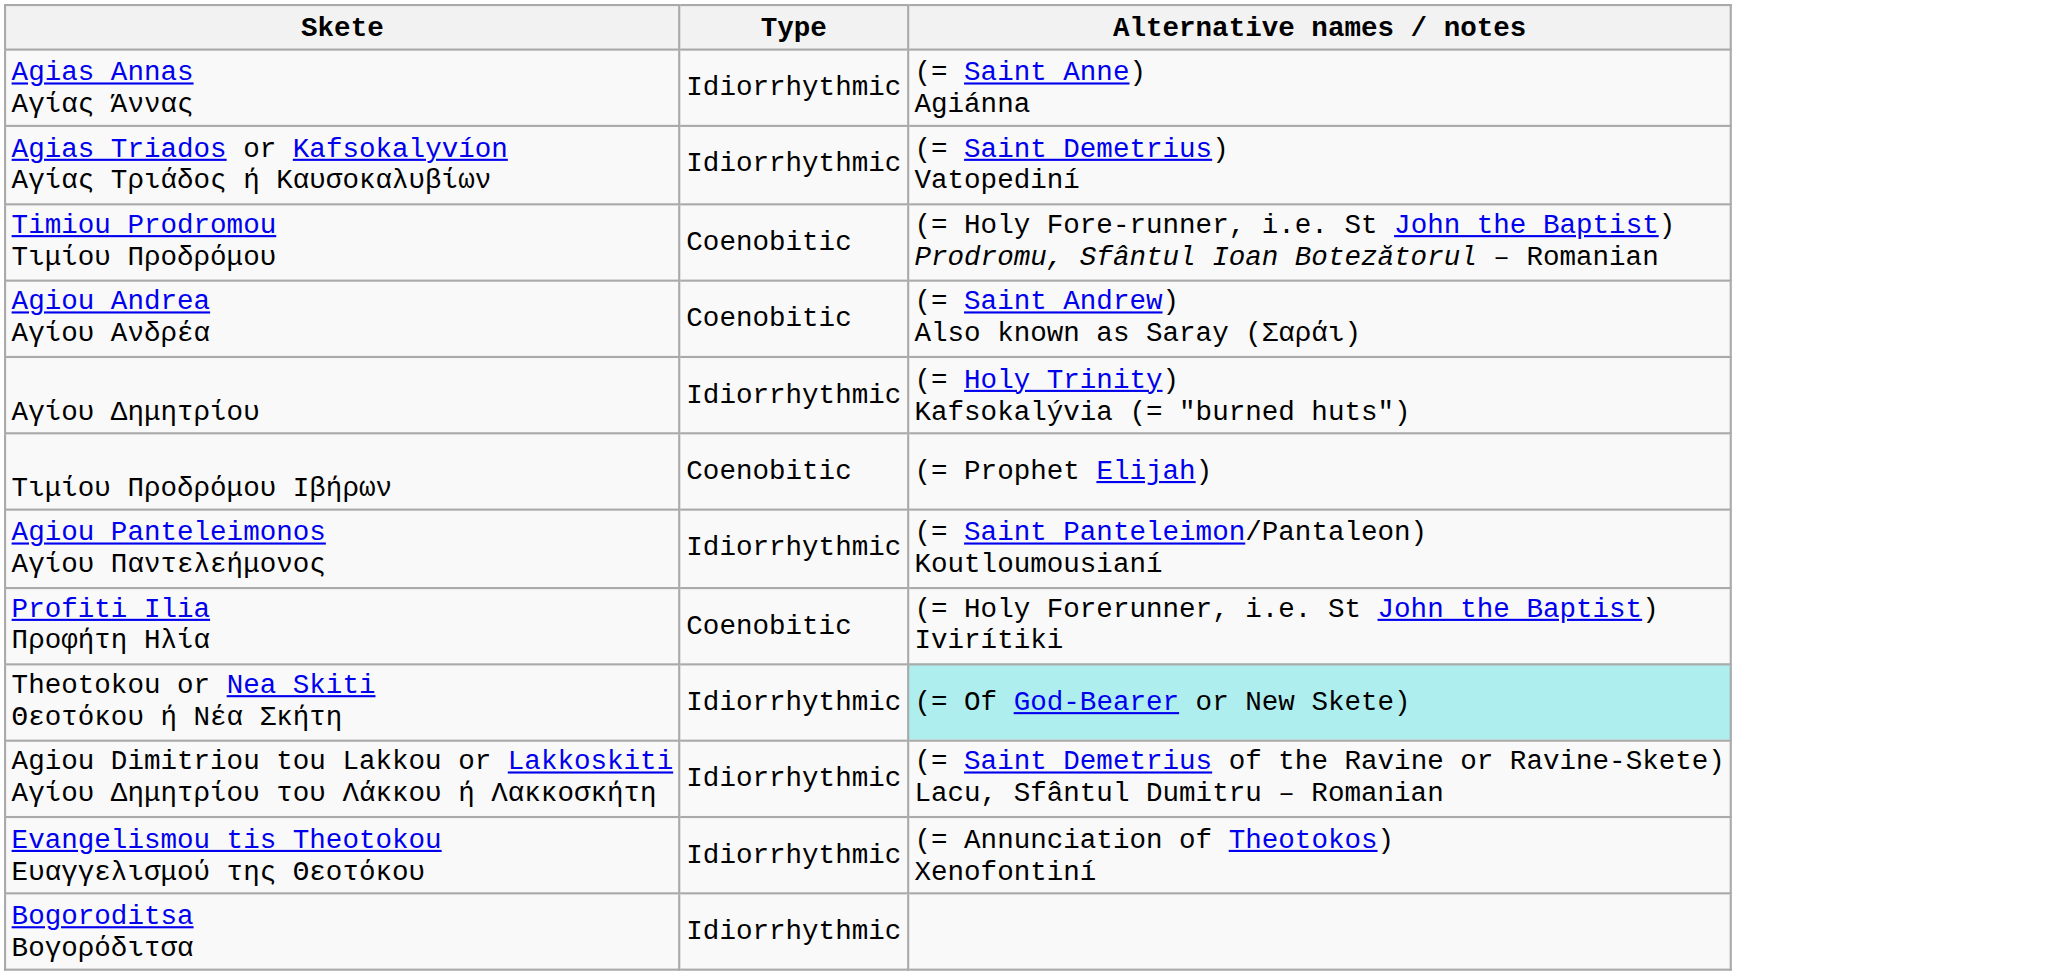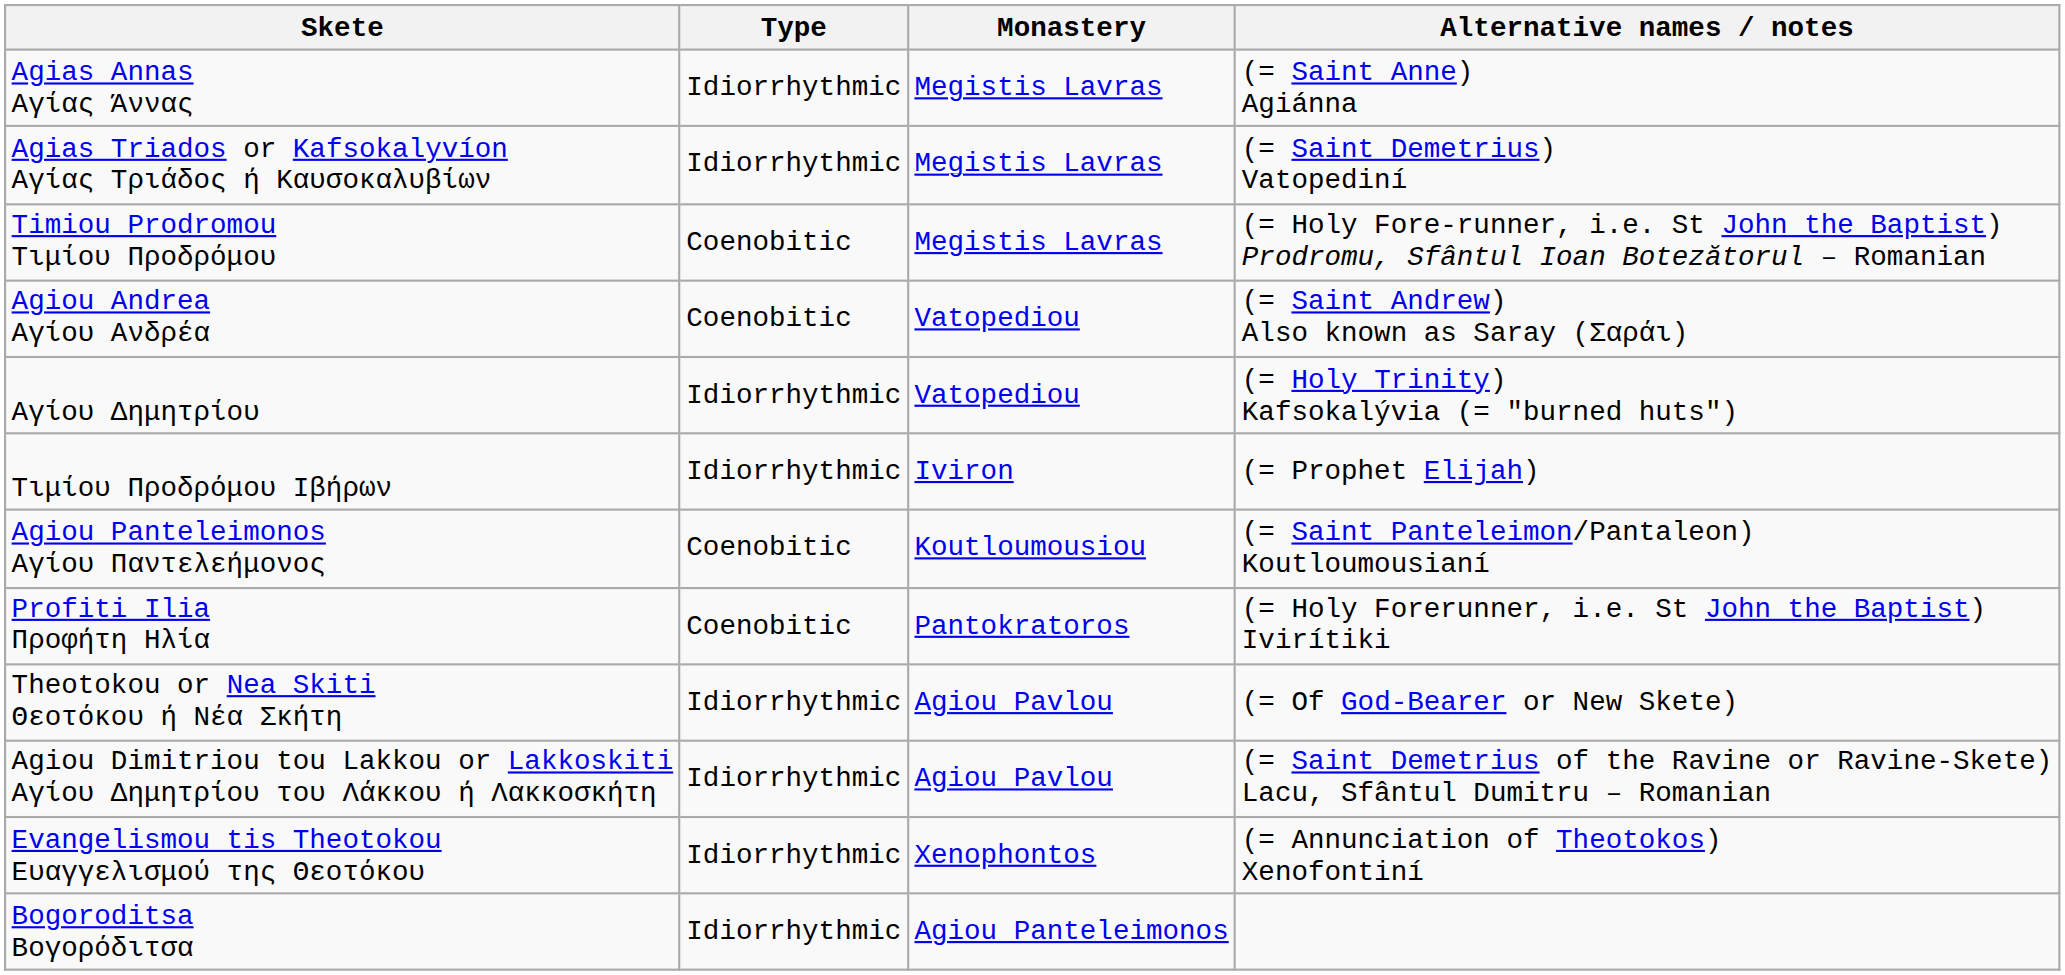+ column: (1072, 28)
(769, 472) Coenobitic -> (794, 472) Idiorrhythmic
(794, 549) Idiorrhythmic -> (769, 549) Coenobitic
(1163, 702) paleturquoise background -> (1490, 702) no background
